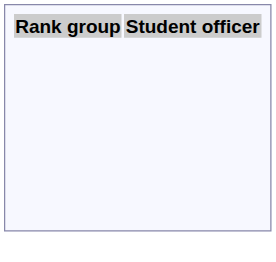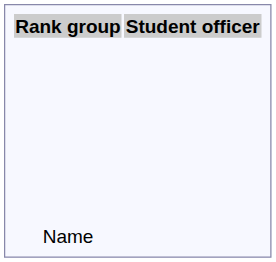+ row: (68, 236)
